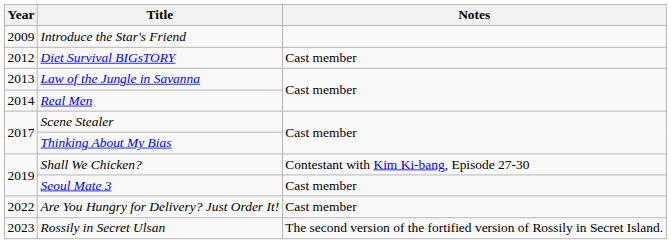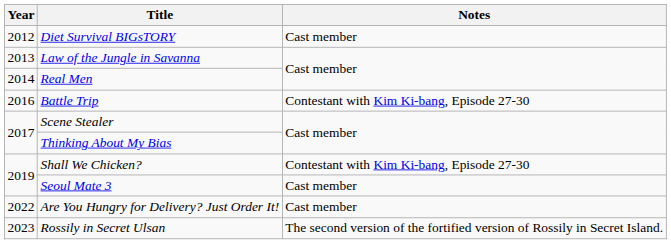- row: (113, 36)
+ row: (70, 100)
